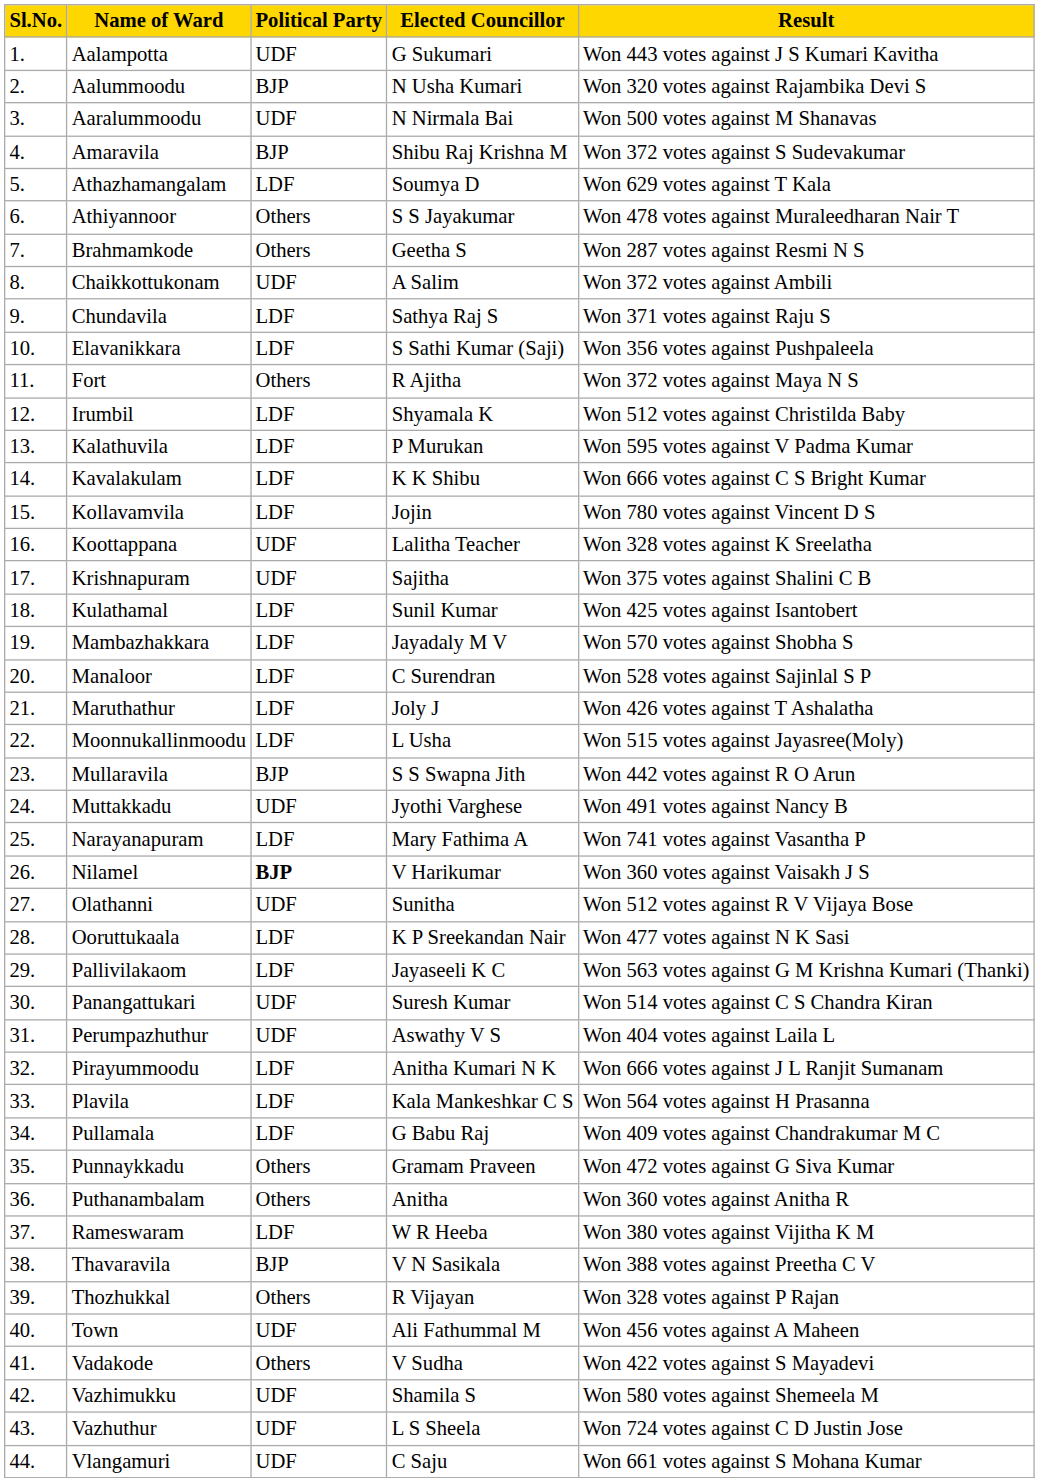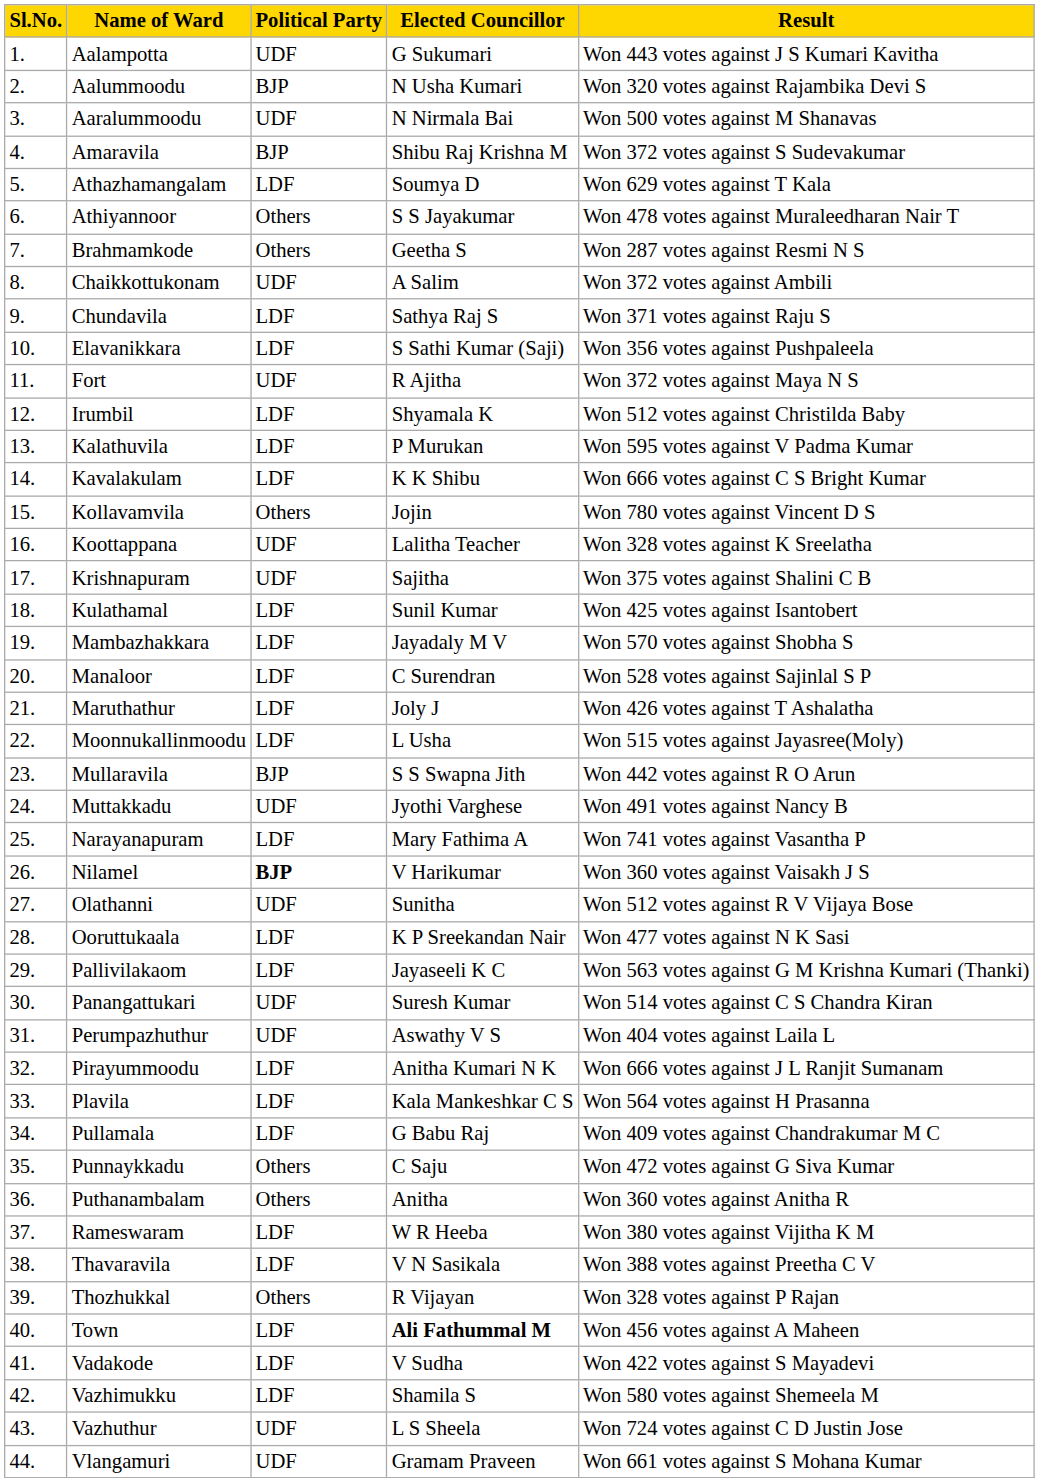(283, 380) Others -> (276, 380) UDF
(275, 511) LDF -> (283, 511) Others
(464, 1166) Gramam Praveen -> (419, 1166) C Saju
(272, 1264) BJP -> (275, 1264) LDF
(276, 1330) UDF -> (275, 1330) LDF
(466, 1330) normal -> (471, 1330) bold
(283, 1362) Others -> (275, 1362) LDF
(276, 1395) UDF -> (275, 1395) LDF
(419, 1461) C Saju -> (464, 1461) Gramam Praveen
